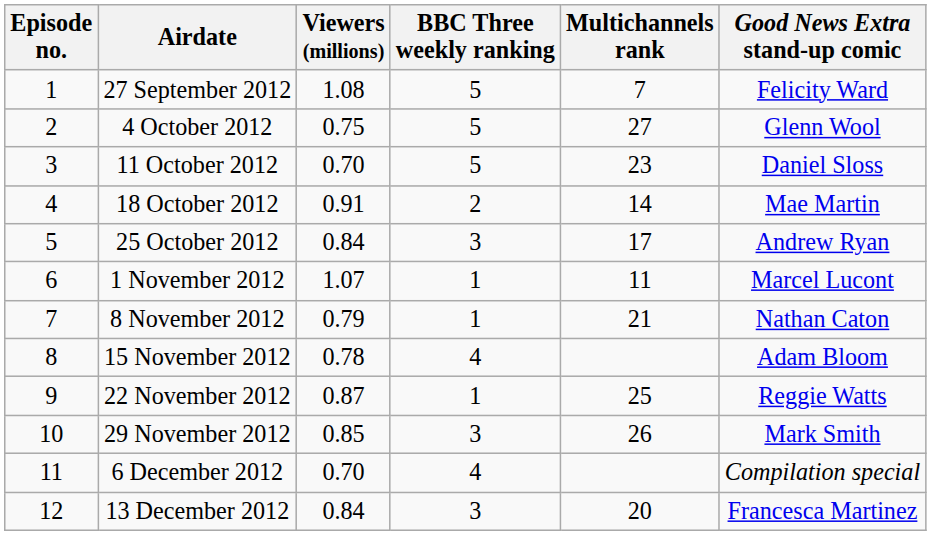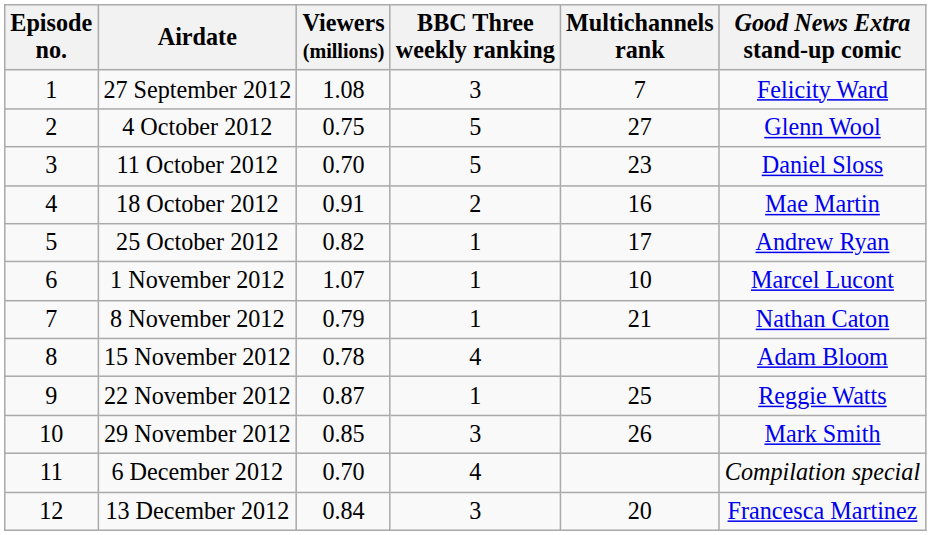(475, 89) 5 -> (475, 89) 3
(640, 204) 14 -> (640, 204) 16
(344, 242) 0.84 -> (344, 242) 0.82
(475, 242) 3 -> (475, 242) 1
(640, 280) 11 -> (640, 280) 10
